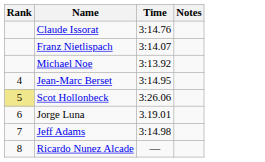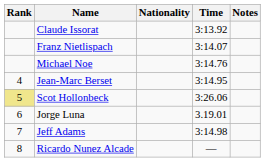+ column: (164, 13)
(155, 30) 3:14.76 -> (211, 30) 3:13.92
(155, 64) 3:13.92 -> (211, 64) 3:14.76
